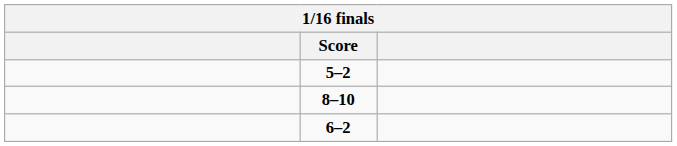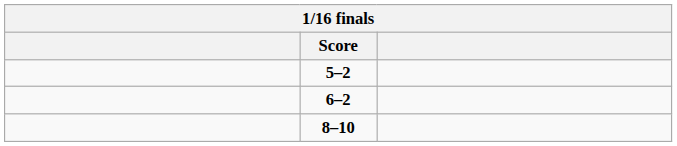rows swapped: (338, 127) <-> (338, 100)
